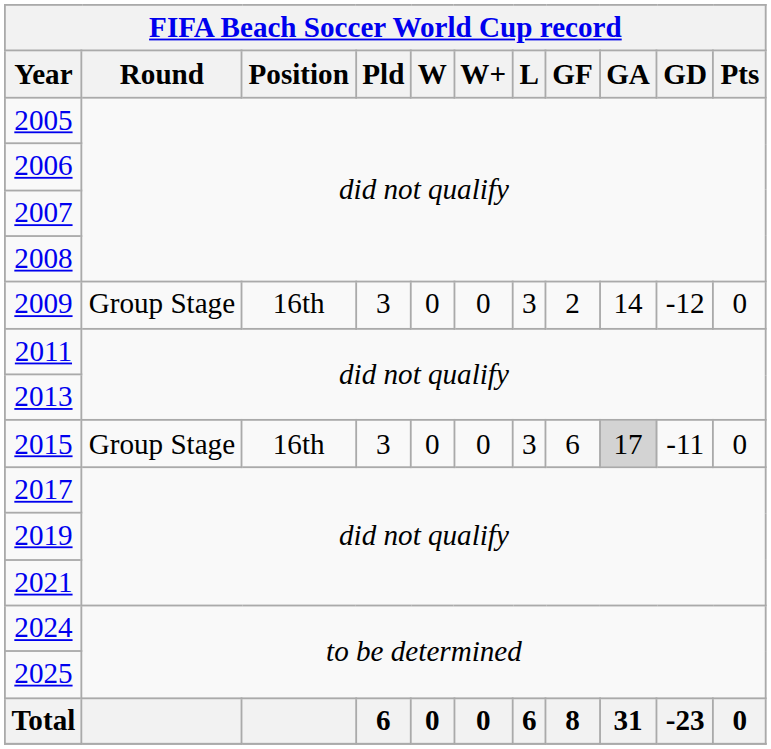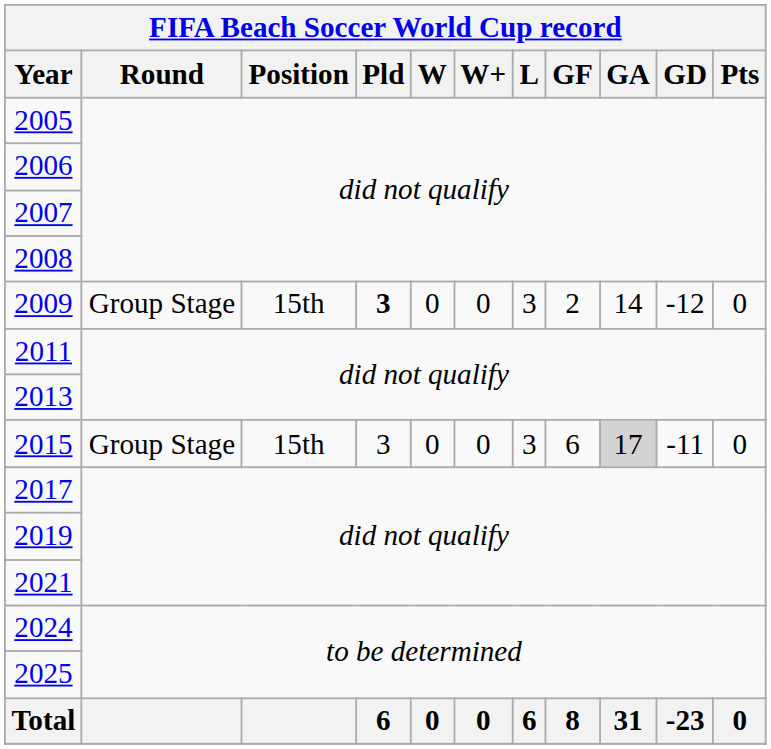(299, 304) 16th -> (299, 304) 15th
(383, 304) normal -> (383, 304) bold
(299, 443) 16th -> (299, 443) 15th
